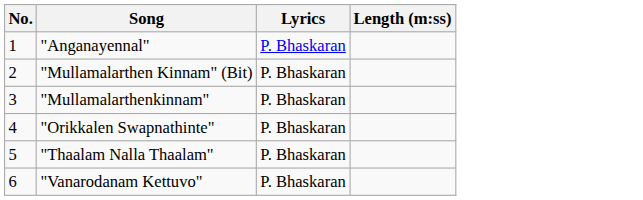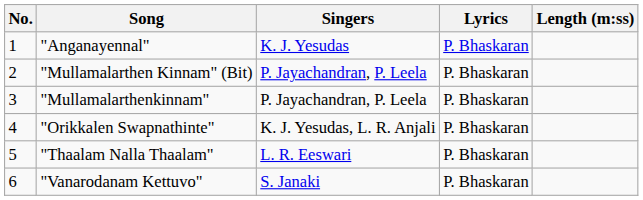+ column: (348, 18)
